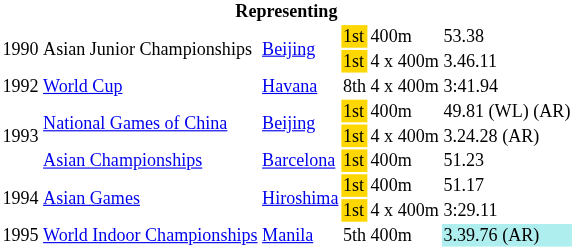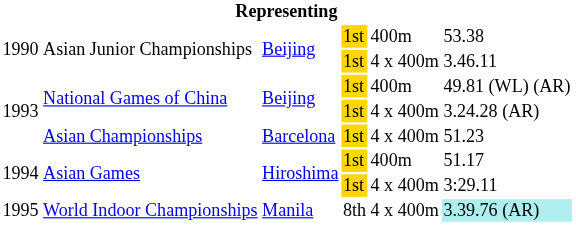- row: (20, 86)
(391, 160) 400m -> (405, 135) 4 x 400m
(354, 235) 5th -> (354, 210) 8th
(391, 235) 400m -> (405, 210) 4 x 400m
